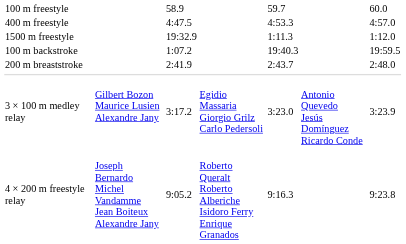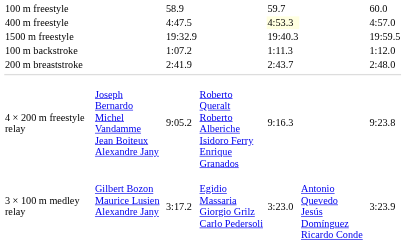(280, 22) no background -> (280, 22) lightyellow background
(280, 37) 1:11.3 -> (283, 37) 19:40.3
(382, 37) 1:12.0 -> (385, 37) 19:59.5
(283, 51) 19:40.3 -> (280, 51) 1:11.3
(385, 51) 19:59.5 -> (382, 51) 1:12.0
rows swapped: (45, 195) <-> (42, 111)
